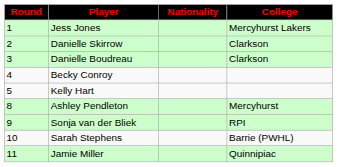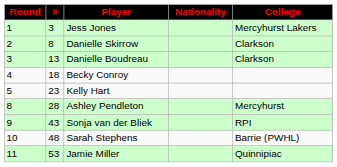+ column: (55, 12)
